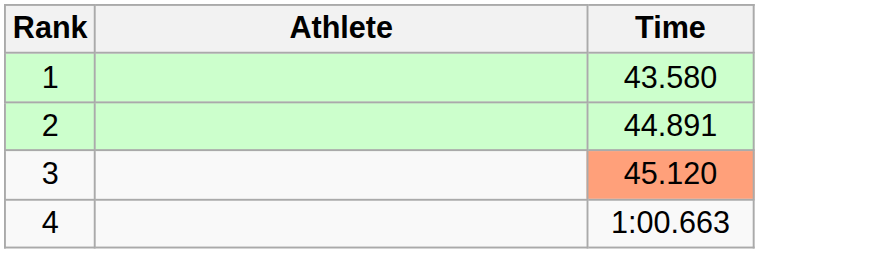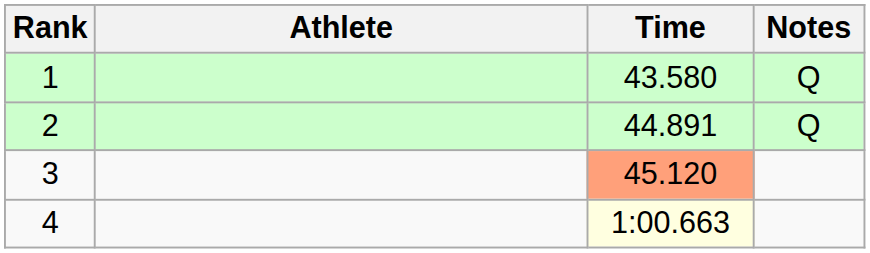+ column: (809, 28)
(670, 222) no background -> (670, 222) lightyellow background
